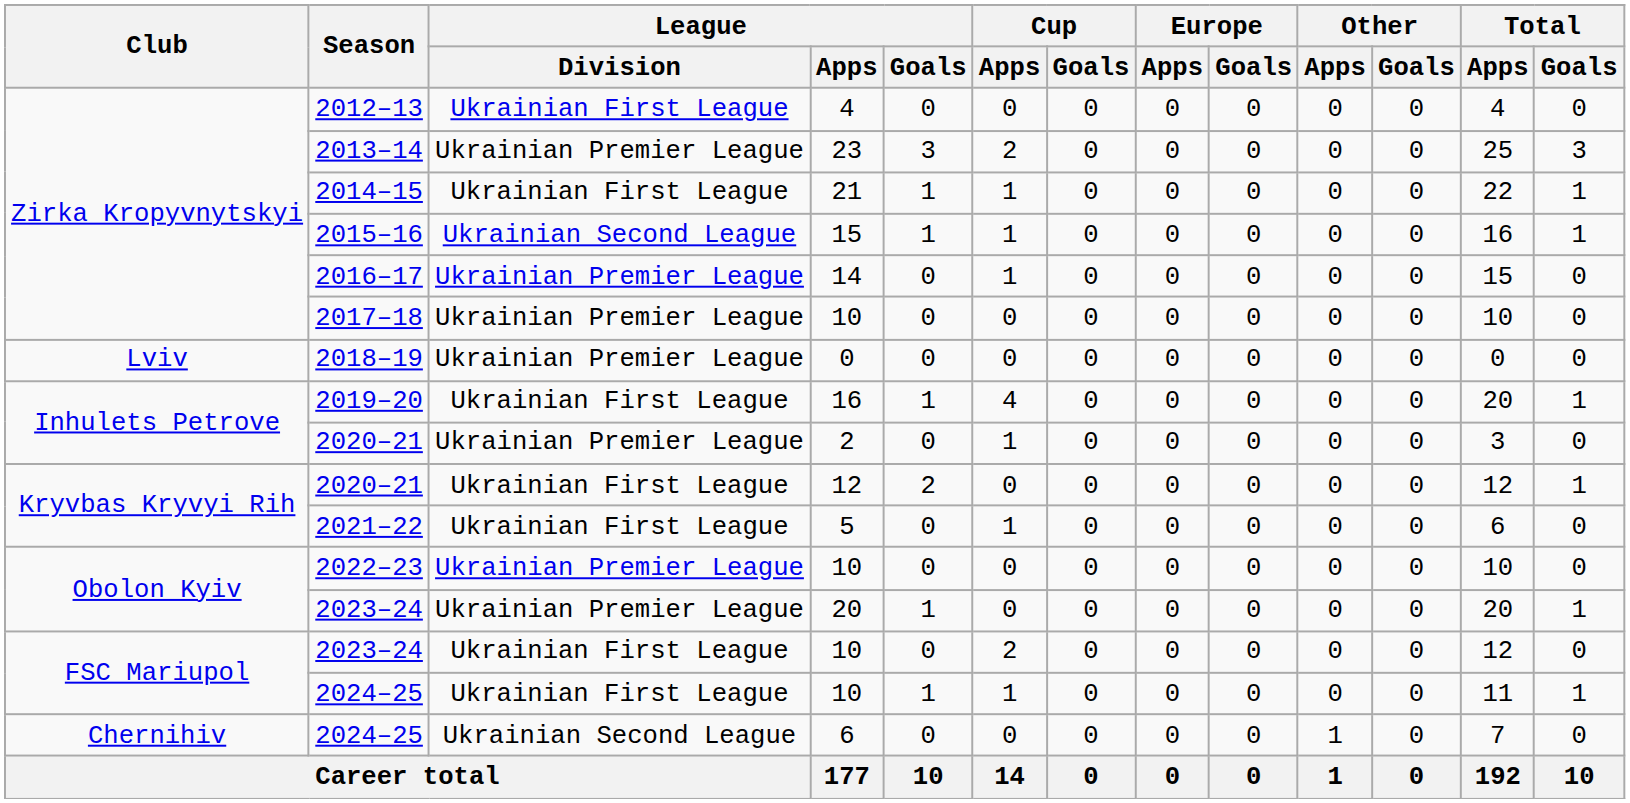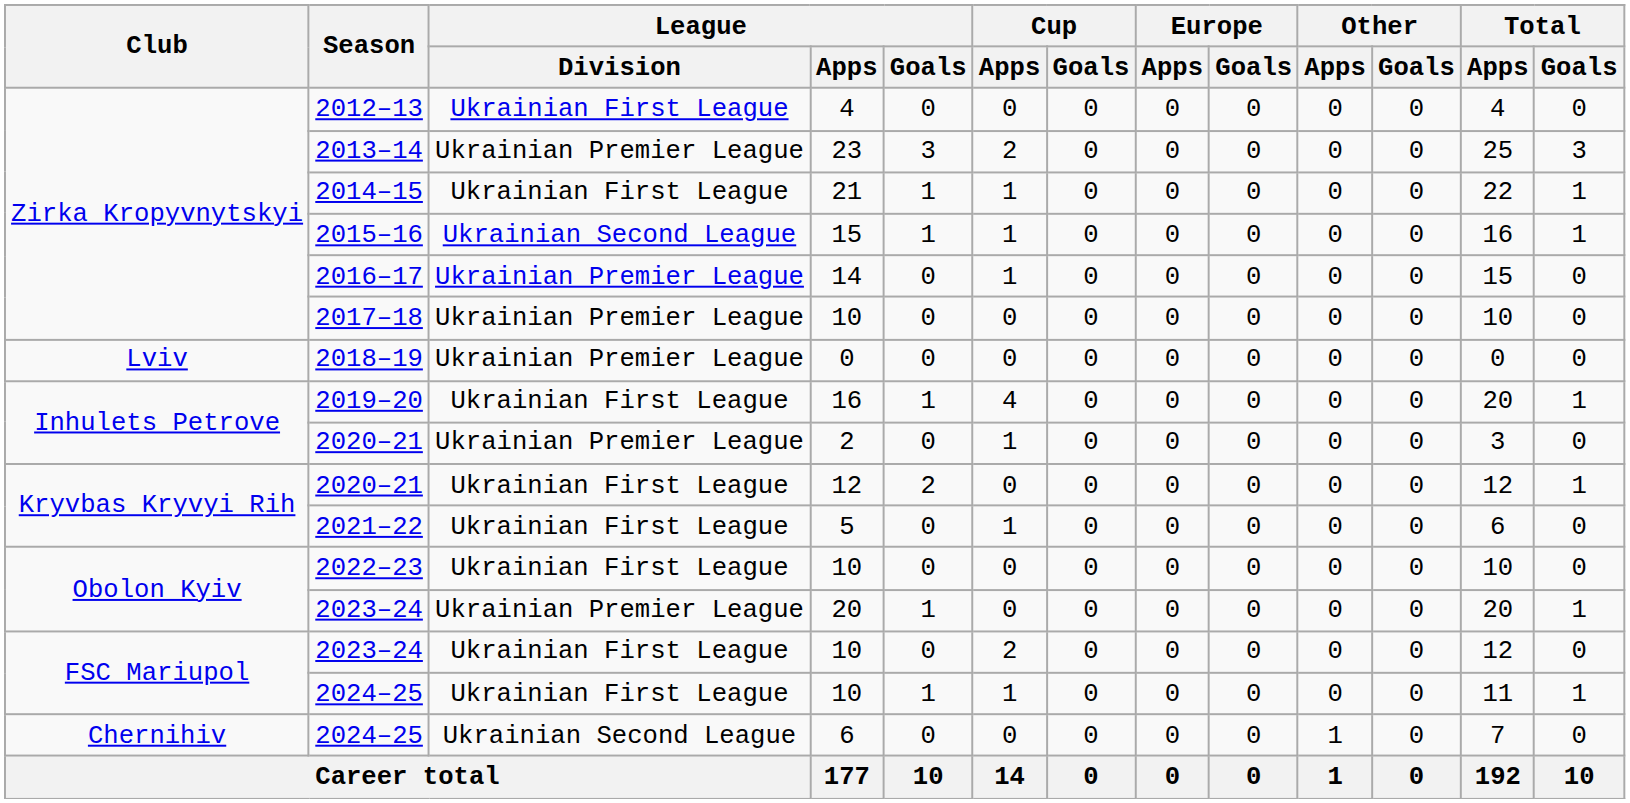(619, 568) Ukrainian Premier League -> (619, 568) Ukrainian First League
